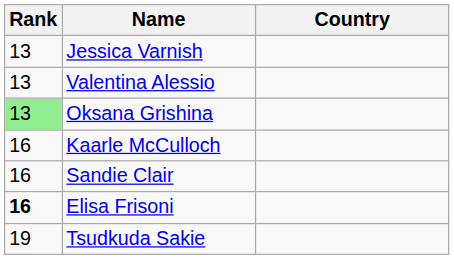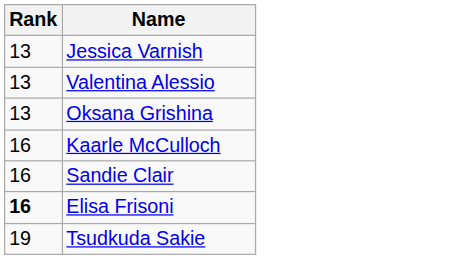- column: (352, 20)
(20, 113) lightgreen background -> (20, 113) no background
